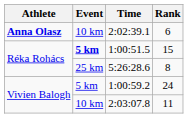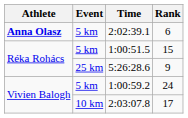(89, 31) 10 km -> (87, 31) 5 km
(87, 50) bold -> (87, 50) normal
(168, 68) 8 -> (168, 68) 9
(168, 104) 11 -> (168, 104) 17
